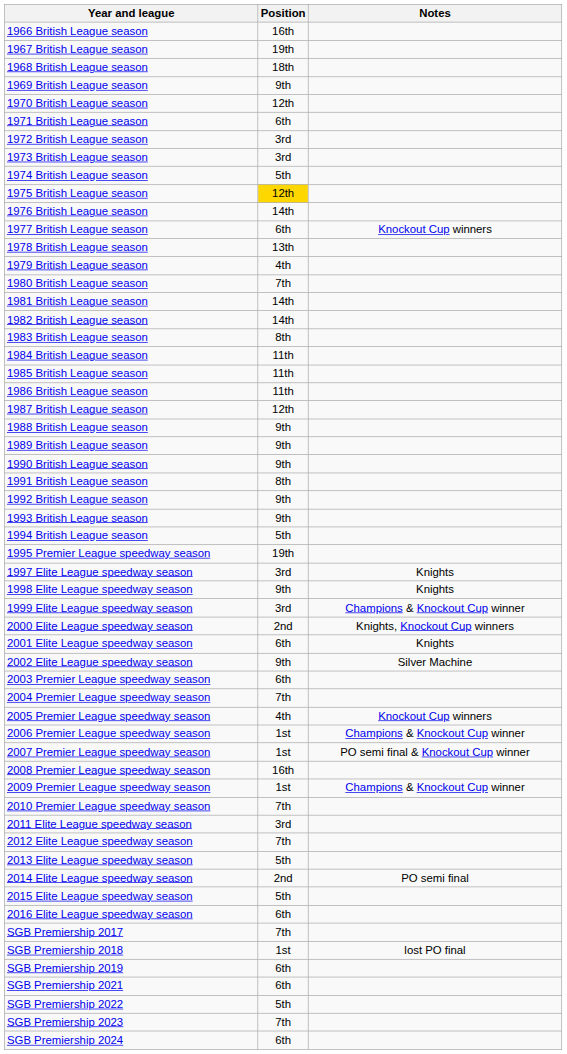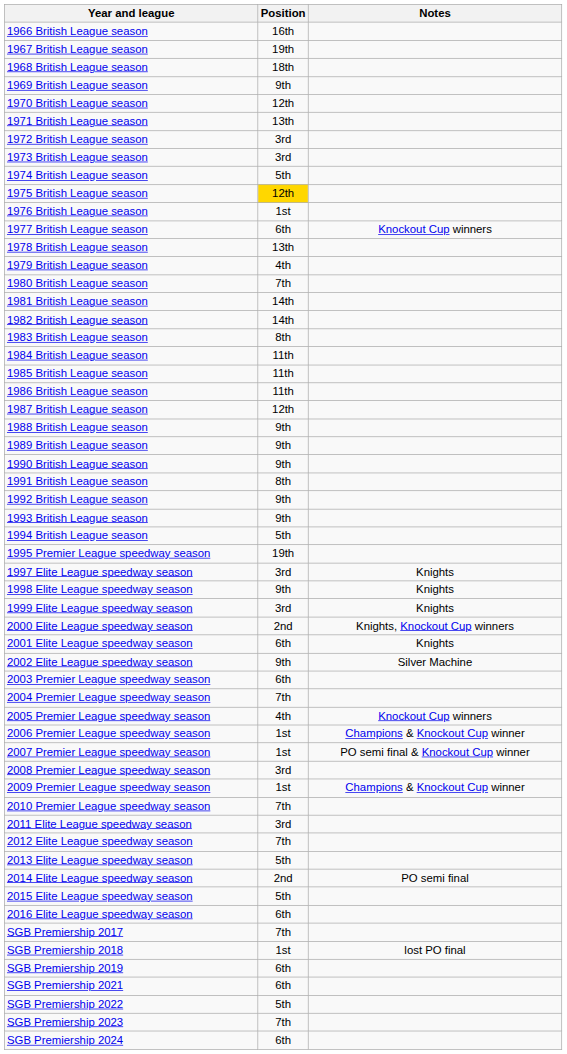(283, 121) 6th -> (283, 121) 13th
(283, 211) 14th -> (283, 211) 1st
(435, 608) Champions & Knockout Cup winner -> (435, 608) Knights
(283, 770) 16th -> (283, 770) 3rd
